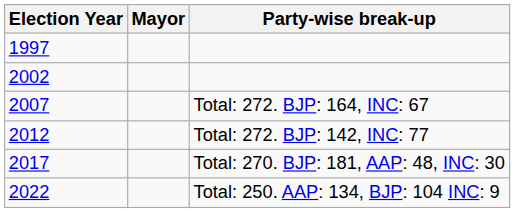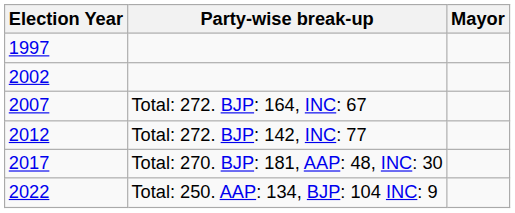columns swapped: (158, 18) <-> (349, 18)
